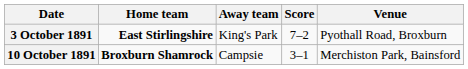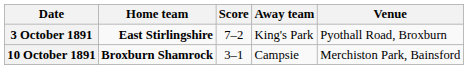columns swapped: (299, 14) <-> (249, 14)
